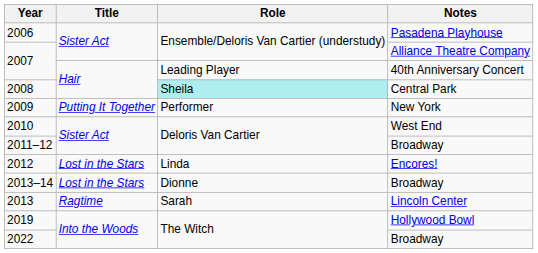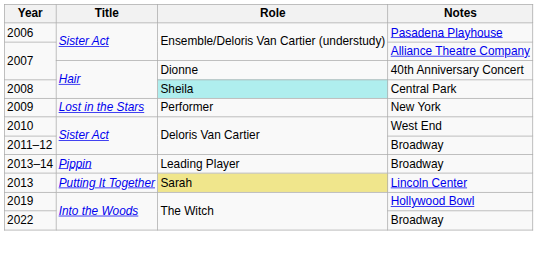(200, 70) Leading Player -> (179, 70) Dionne
(107, 107) Putting It Together -> (101, 107) Lost in the Stars
- row: (20, 164)
(101, 182) Lost in the Stars -> (75, 164) Pippin
(179, 182) Dionne -> (200, 164) Leading Player
(81, 201) Ragtime -> (107, 182) Putting It Together
(176, 201) no background -> (176, 182) khaki background
